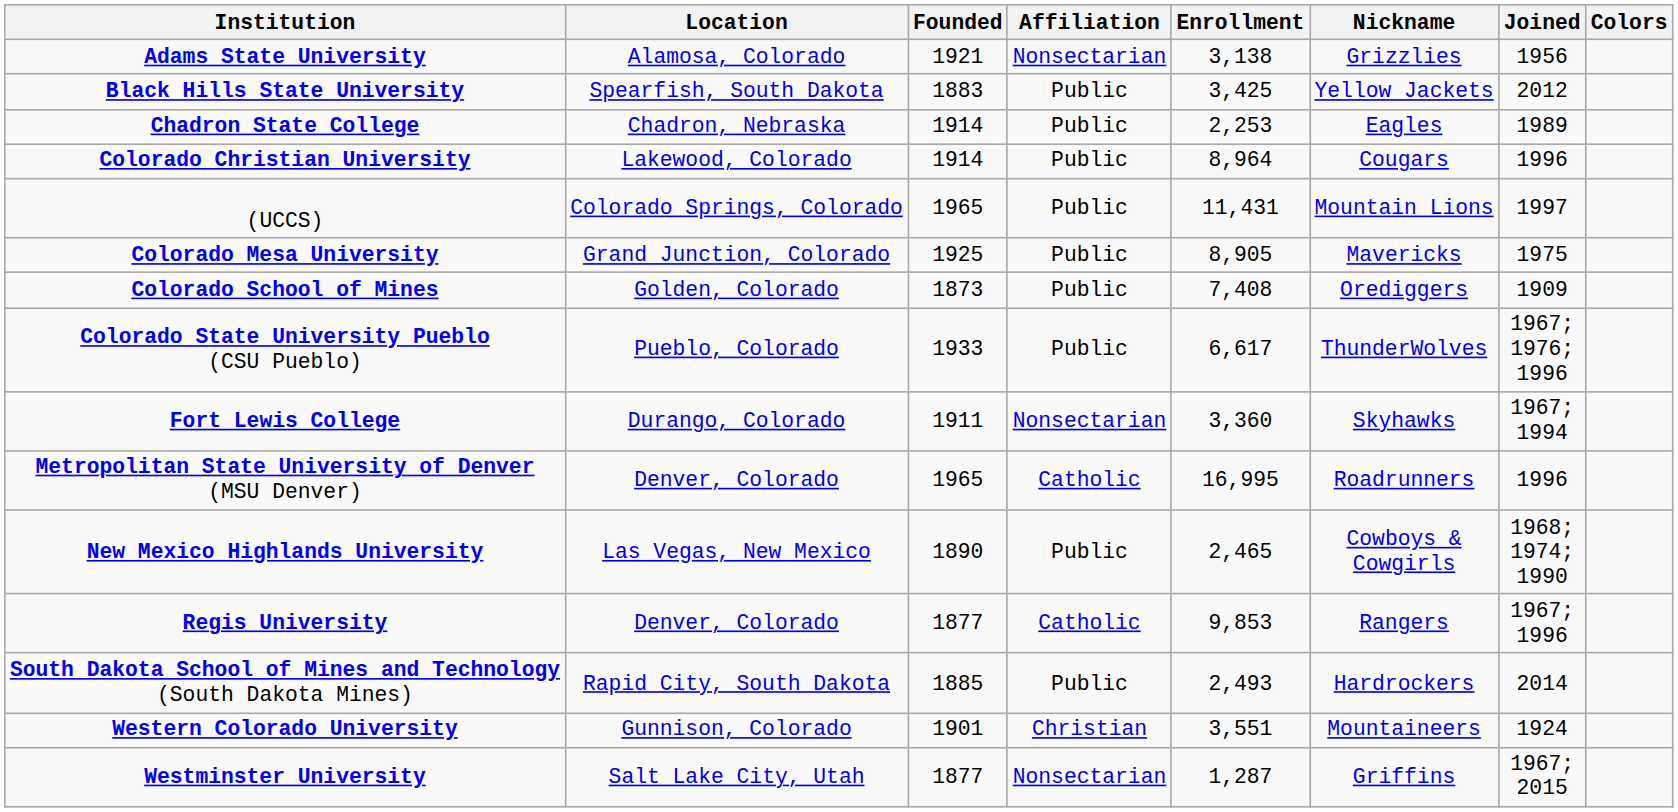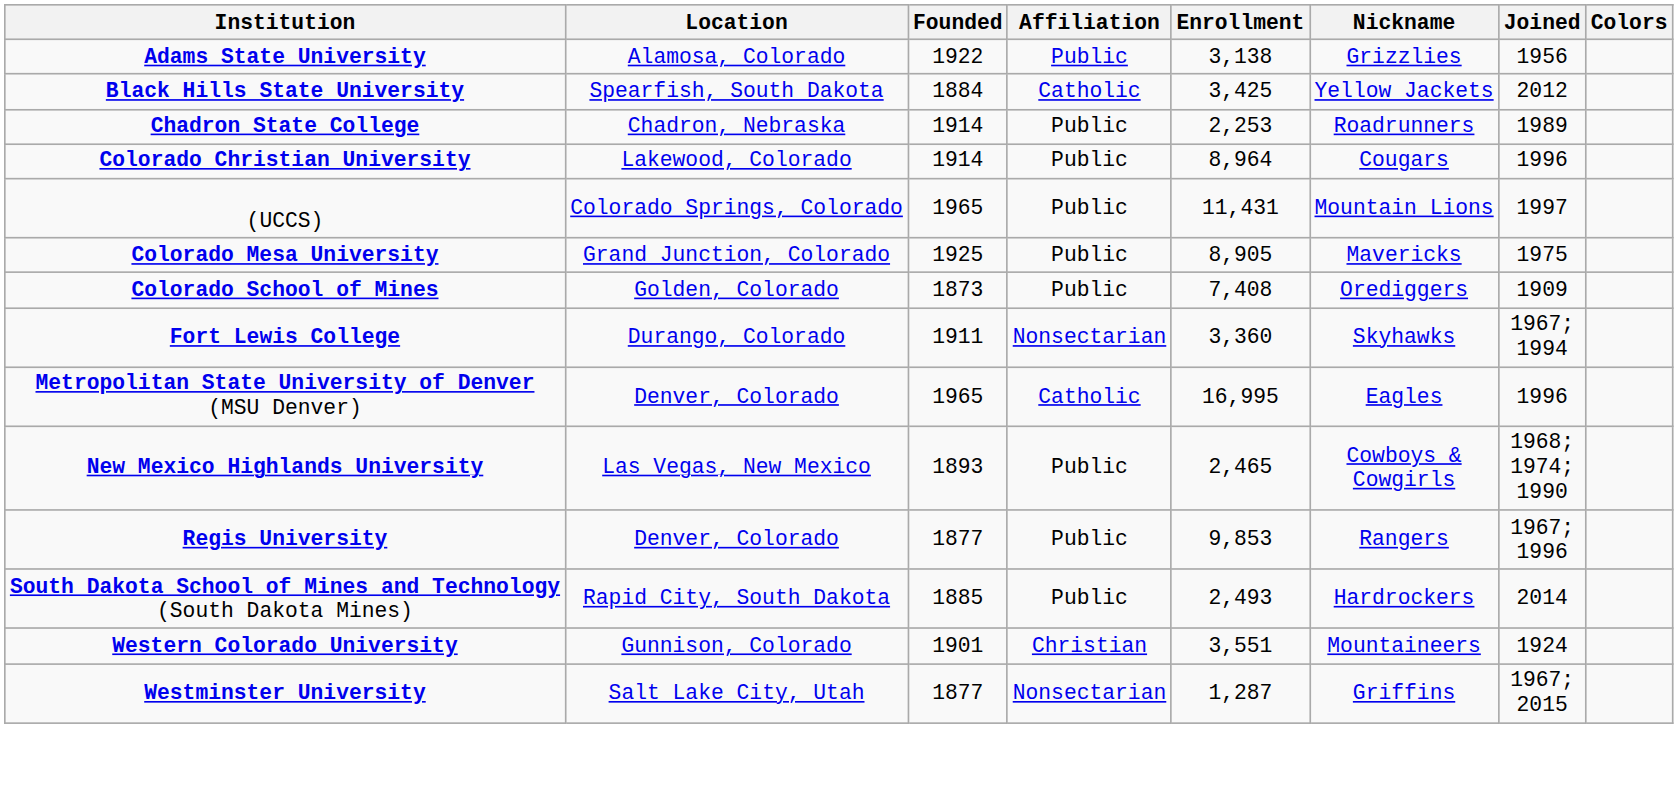(958, 57) 1921 -> (958, 57) 1922
(1090, 57) Nonsectarian -> (1090, 57) Public
(958, 92) 1883 -> (958, 92) 1884
(1090, 92) Public -> (1089, 92) Catholic
(1404, 126) Eagles -> (1404, 126) Roadrunners
- row: (285, 349)
(1404, 480) Roadrunners -> (1404, 396) Eagles
(958, 552) 1890 -> (958, 468) 1893
(1089, 624) Catholic -> (1090, 540) Public
